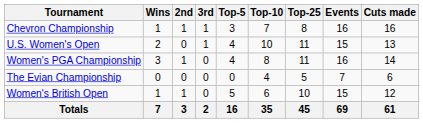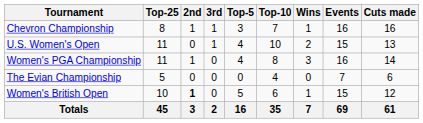columns swapped: (158, 12) <-> (304, 12)
(184, 93) normal -> (192, 93) bold
